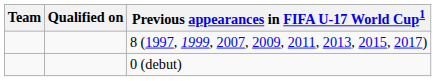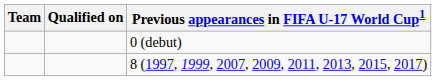rows swapped: (156, 64) <-> (279, 42)
